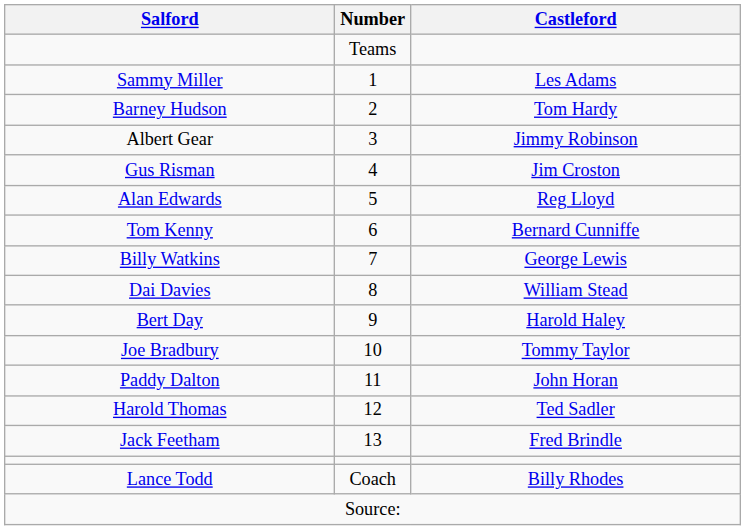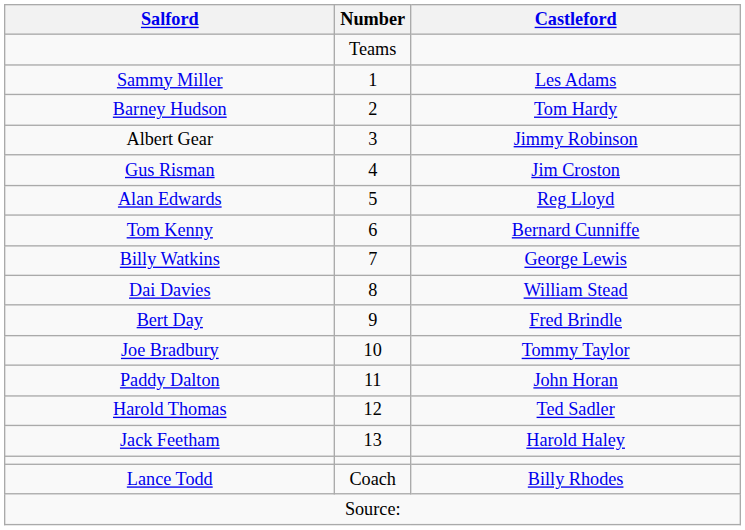(576, 319) Harold Haley -> (576, 319) Fred Brindle
(576, 440) Fred Brindle -> (576, 440) Harold Haley
